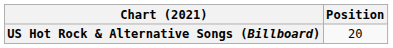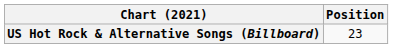(355, 34) 20 -> (355, 34) 23
